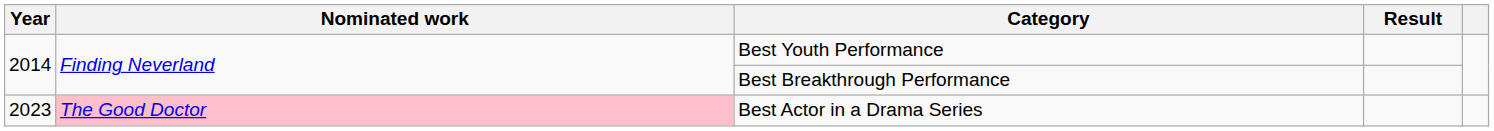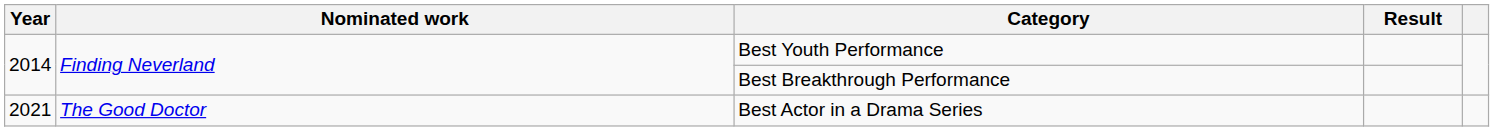(30, 110) 2023 -> (30, 110) 2021
(133, 110) pink background -> (133, 110) no background
